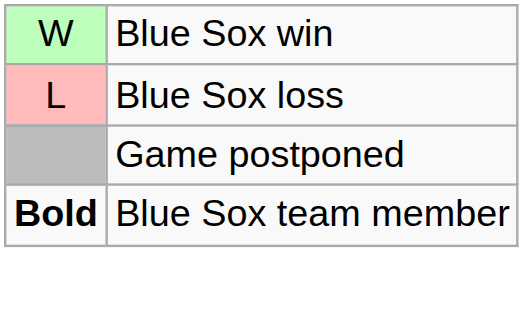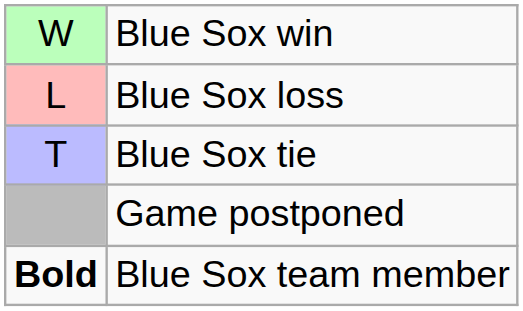+ row: (216, 154)
